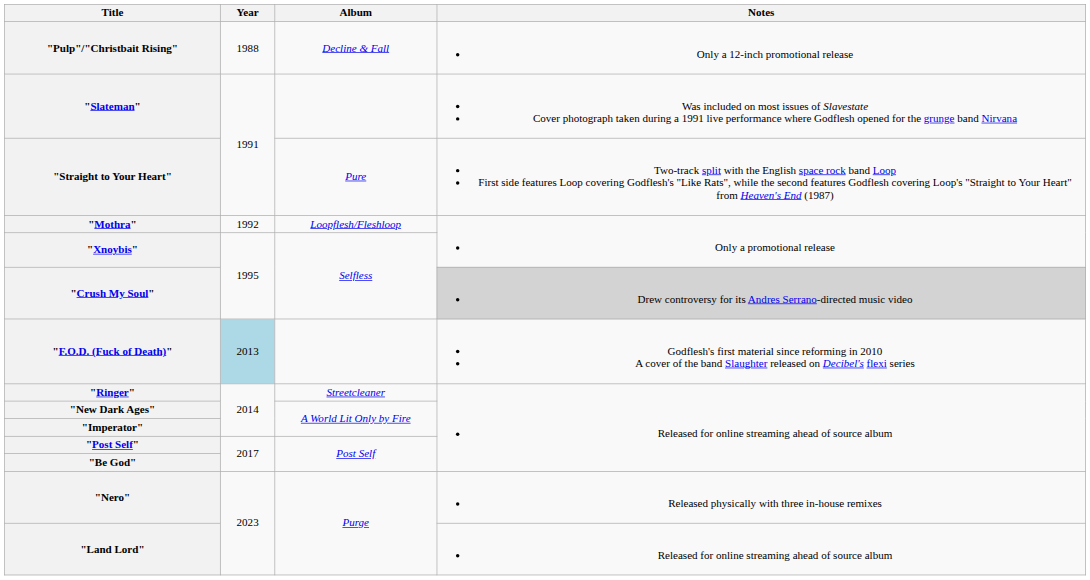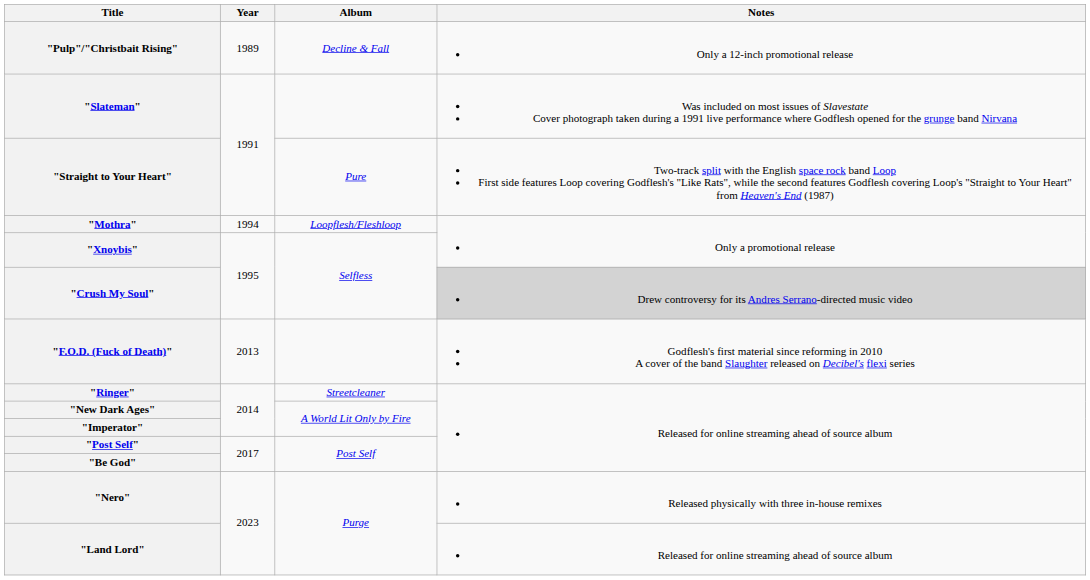(248, 48) 1988 -> (248, 48) 1989
(248, 224) 1992 -> (248, 224) 1994
(248, 351) lightblue background -> (248, 351) no background
